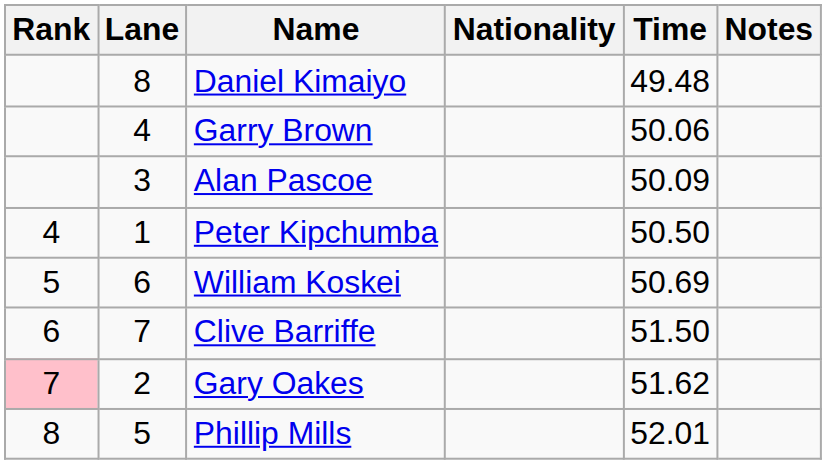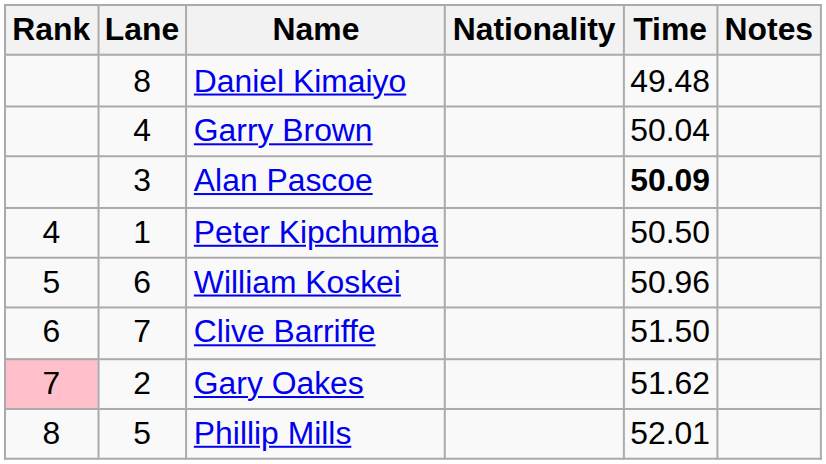(670, 130) 50.06 -> (670, 130) 50.04
(670, 181) normal -> (670, 181) bold
(670, 282) 50.69 -> (670, 282) 50.96
